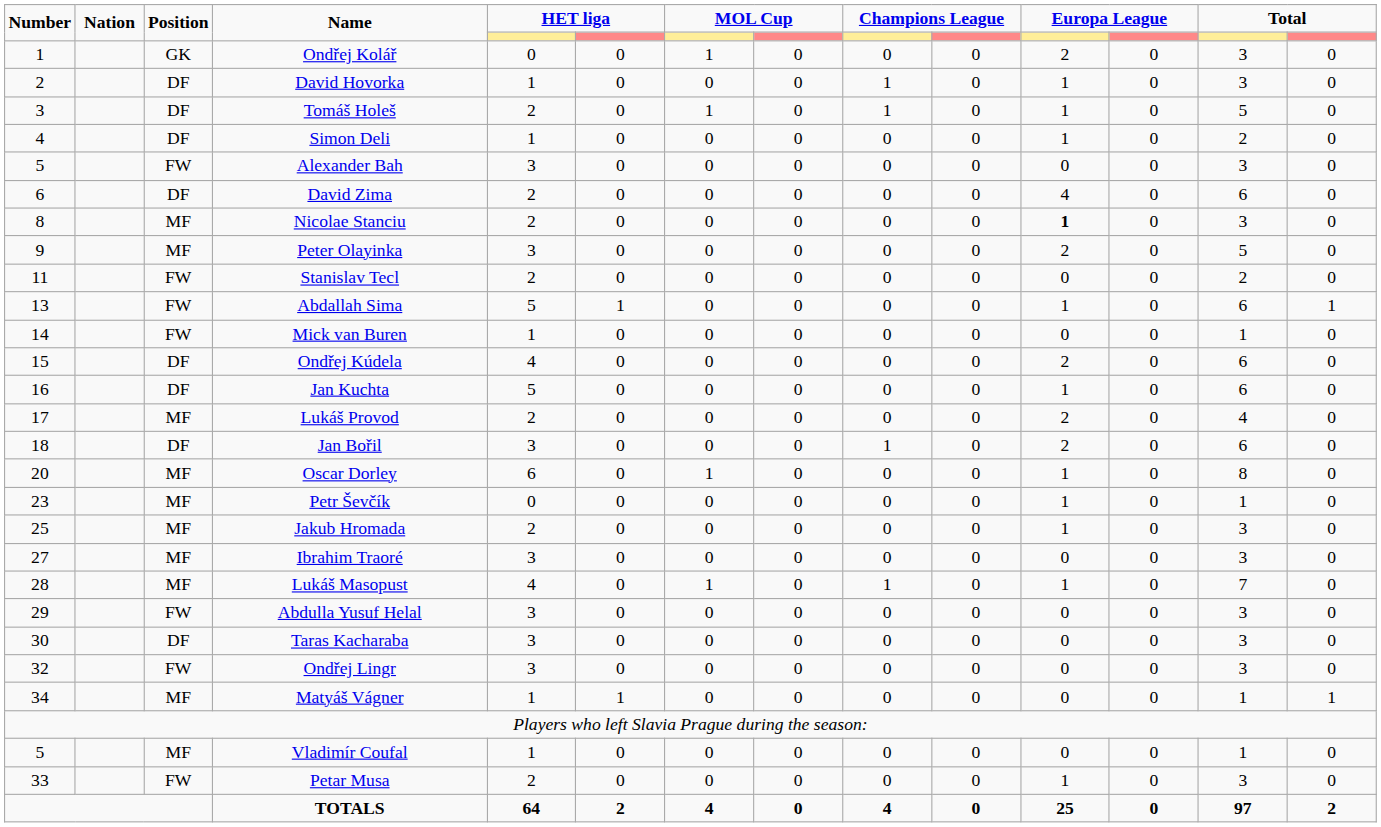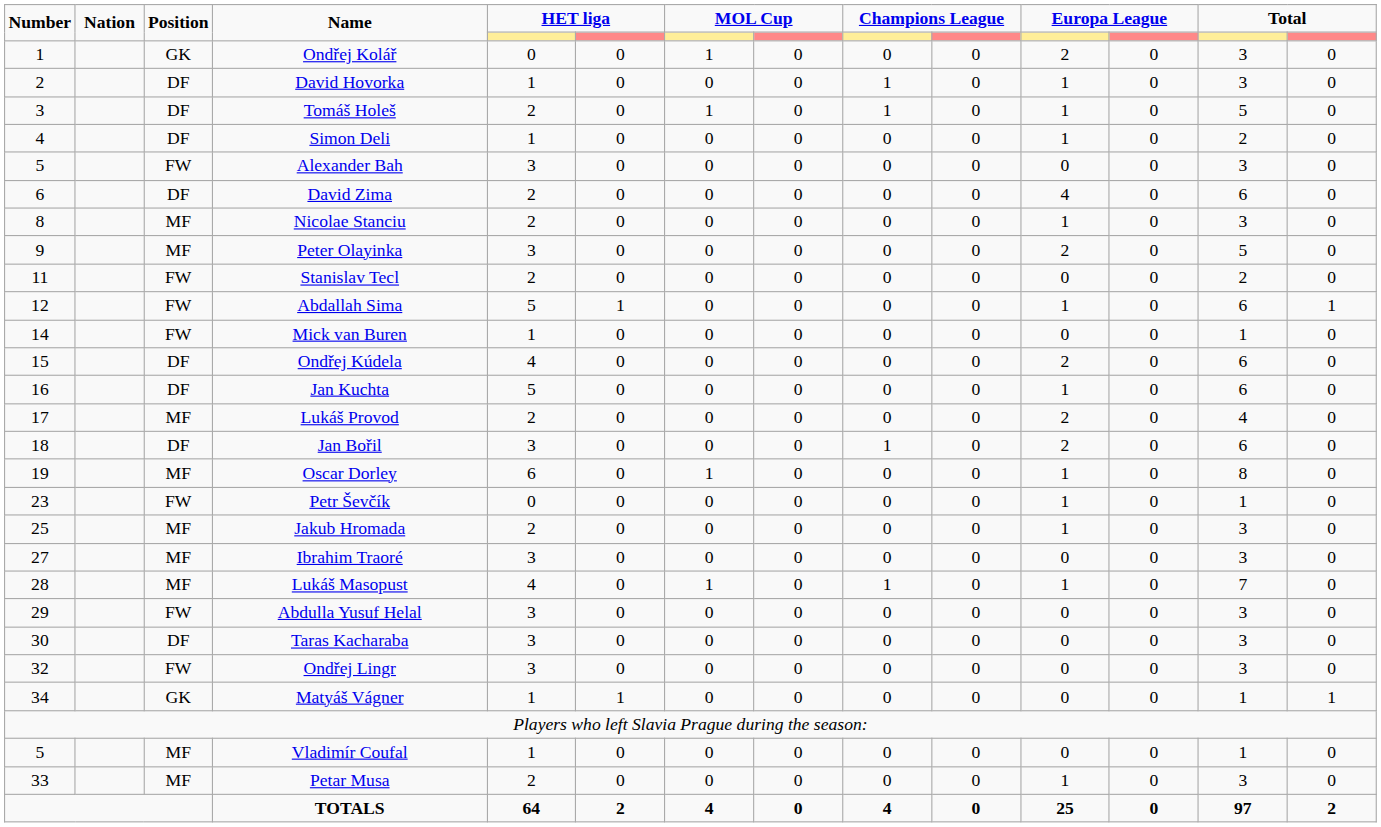(1065, 221) bold -> (1065, 221) normal
(40, 305) 13 -> (40, 305) 12
(40, 473) 20 -> (40, 473) 19
(178, 501) MF -> (178, 501) FW
(178, 696) MF -> (178, 696) GK
(178, 780) FW -> (178, 780) MF
